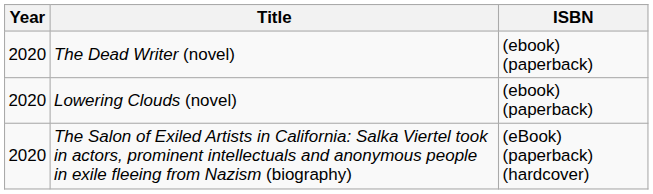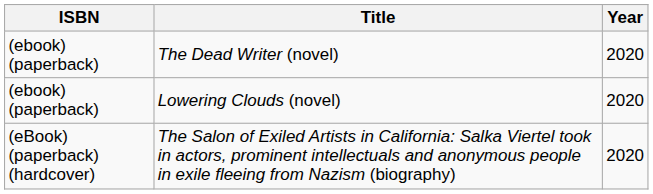columns swapped: (27, 17) <-> (573, 17)
